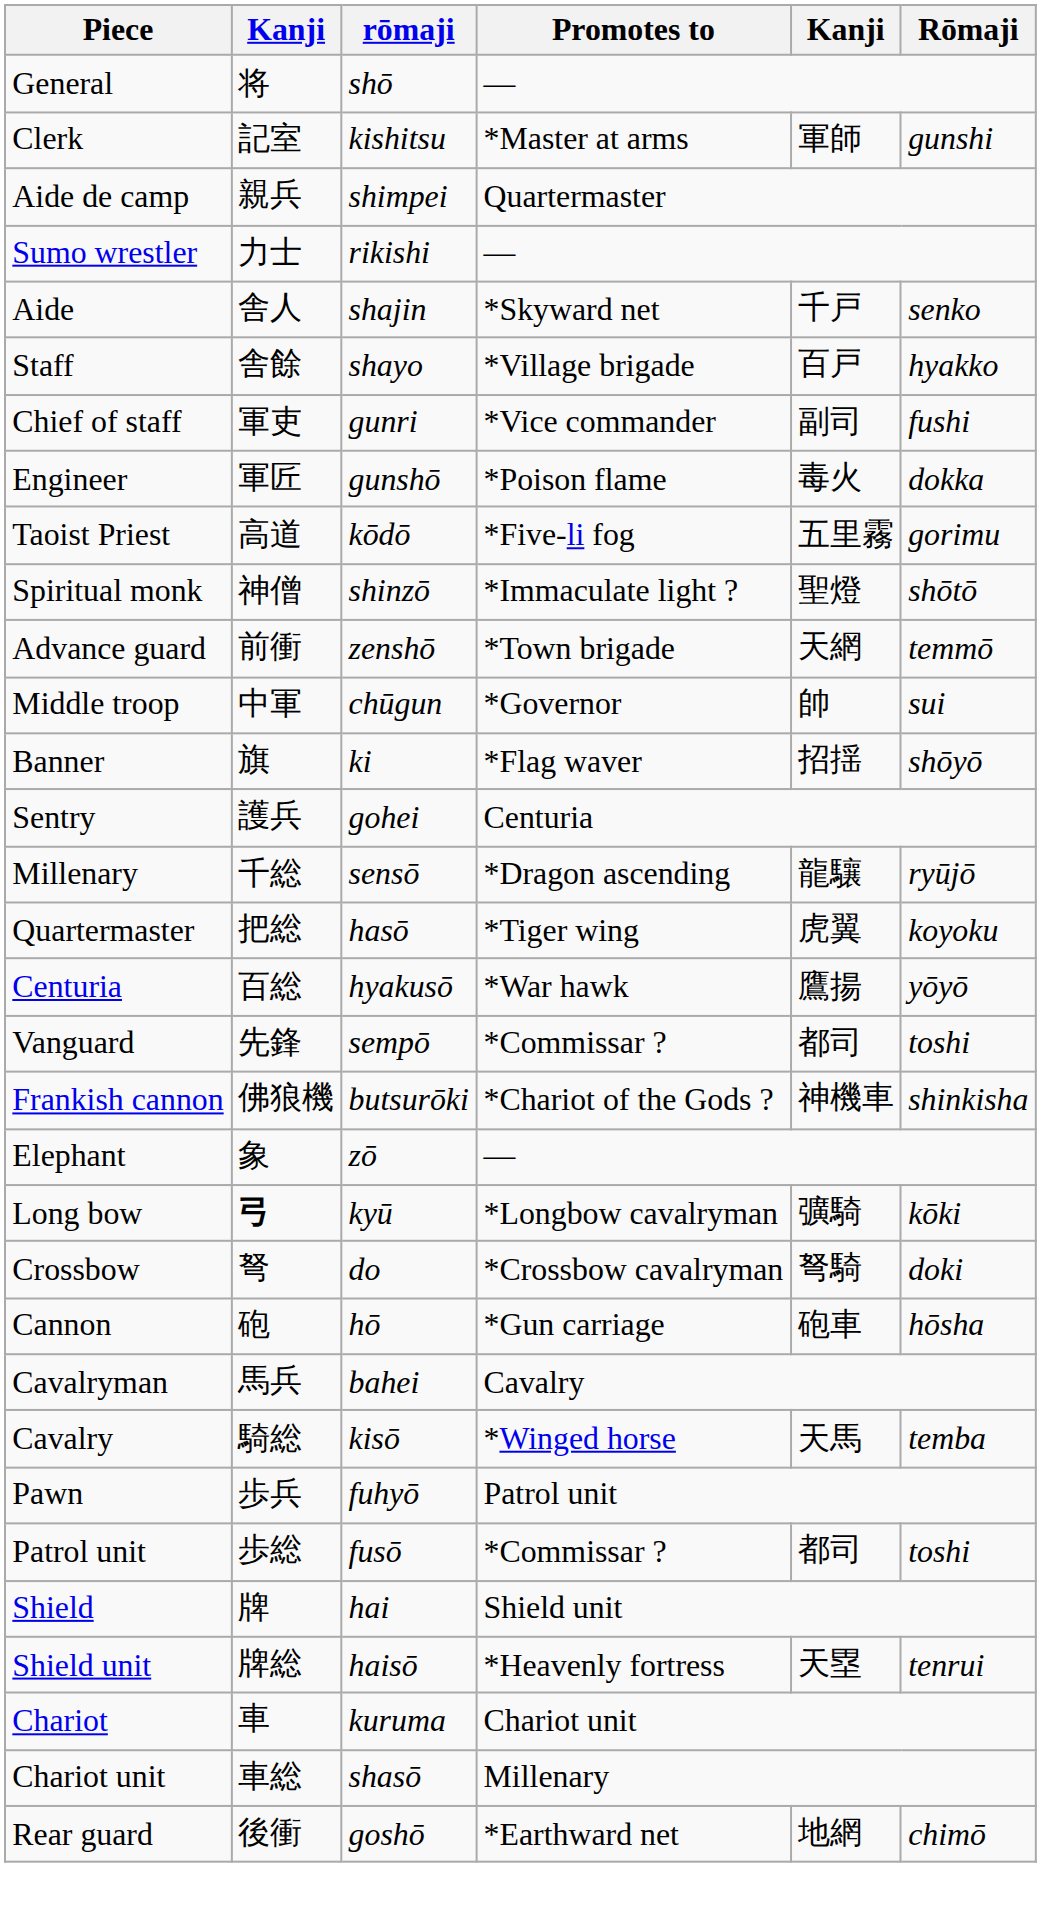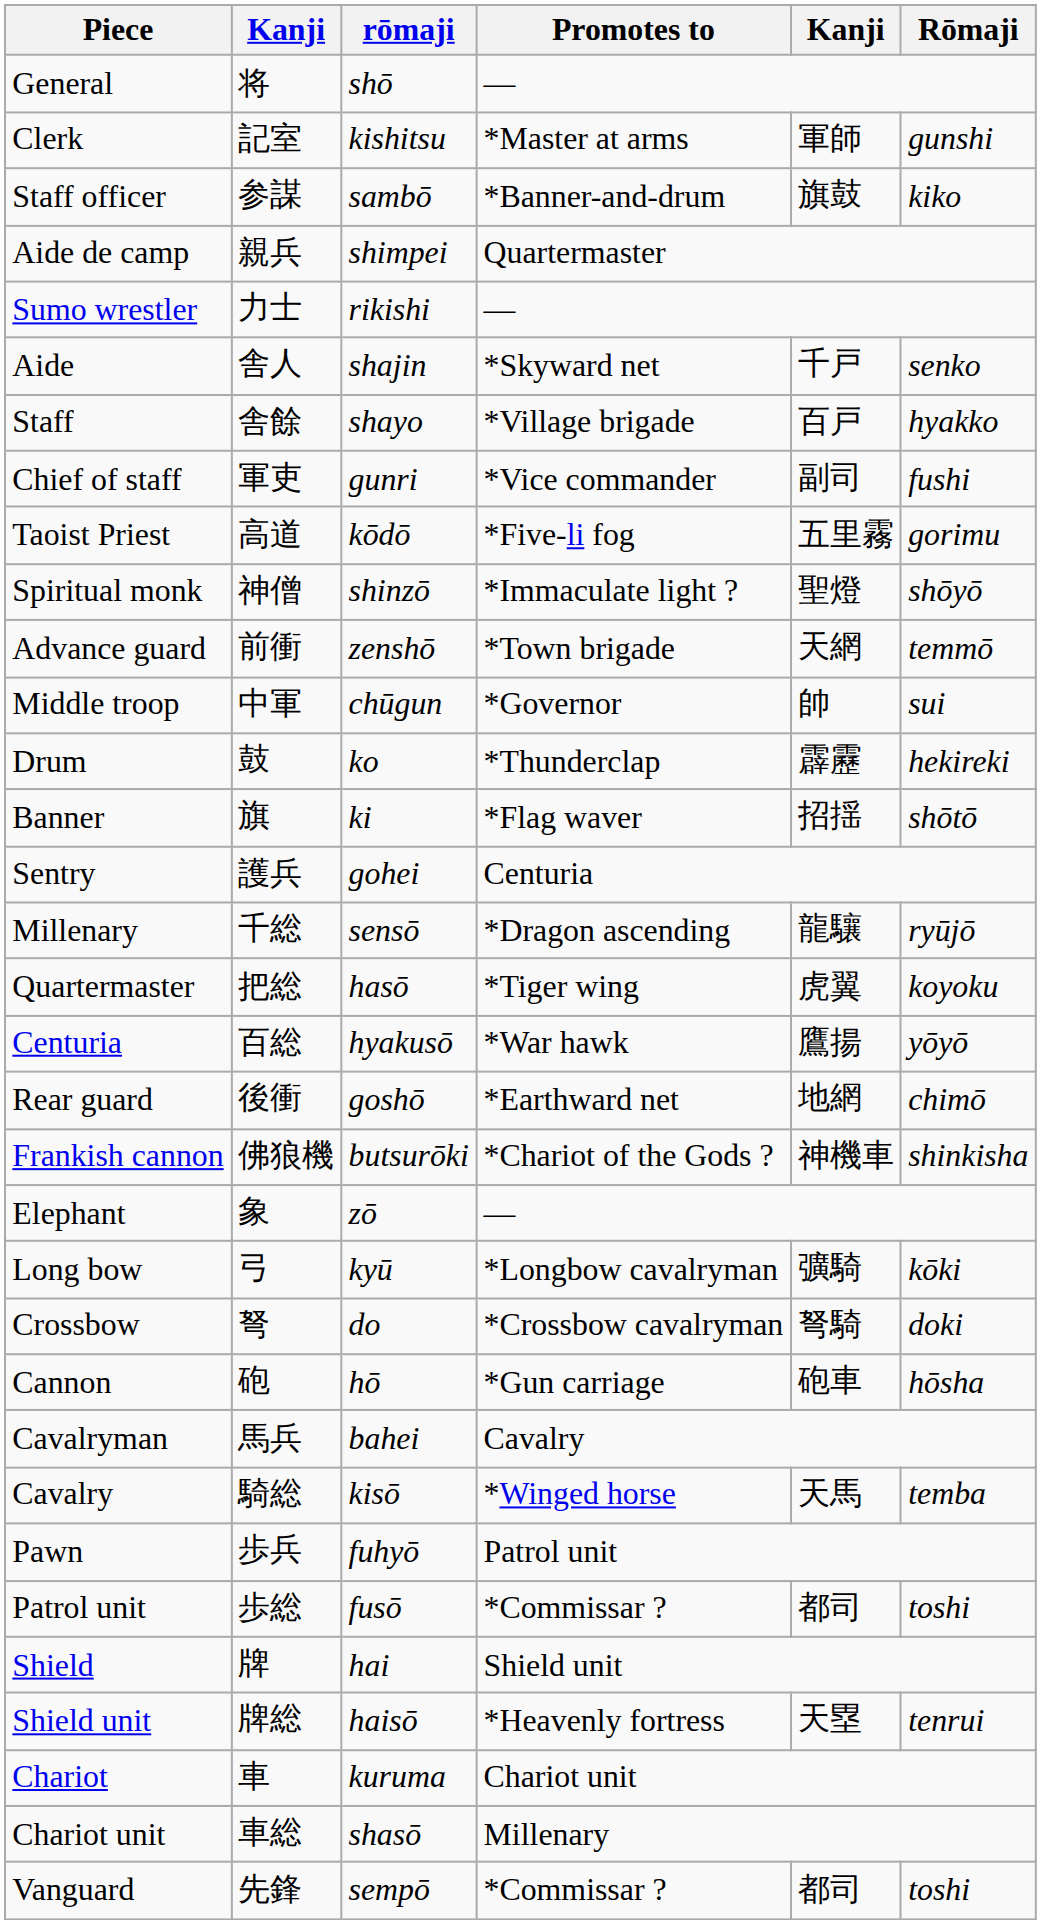+ row: (89, 196)
- row: (70, 478)
(943, 591) shōtō -> (945, 591) shōyō
+ row: (49, 760)
(945, 760) shōyō -> (943, 817) shōtō
rows swapped: (83, 1833) <-> (73, 1043)
(254, 1211) bold -> (254, 1268) normal
